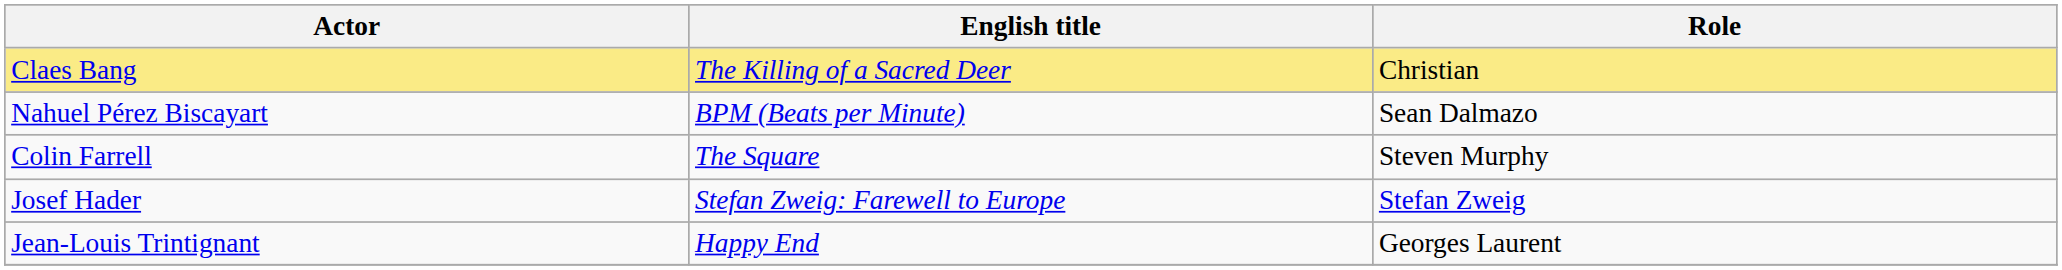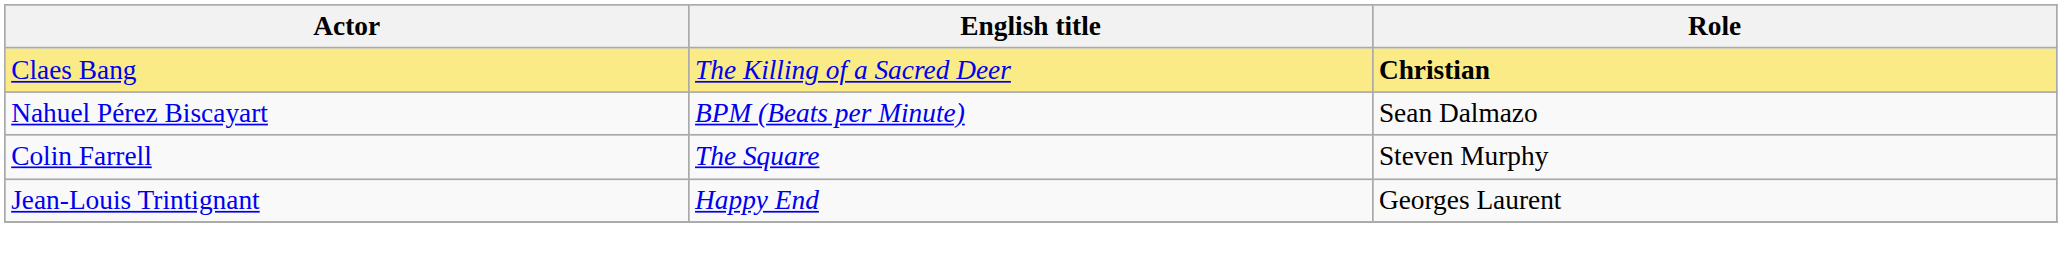(1429, 69) normal -> (1434, 69) bold
- row: (76, 199)
